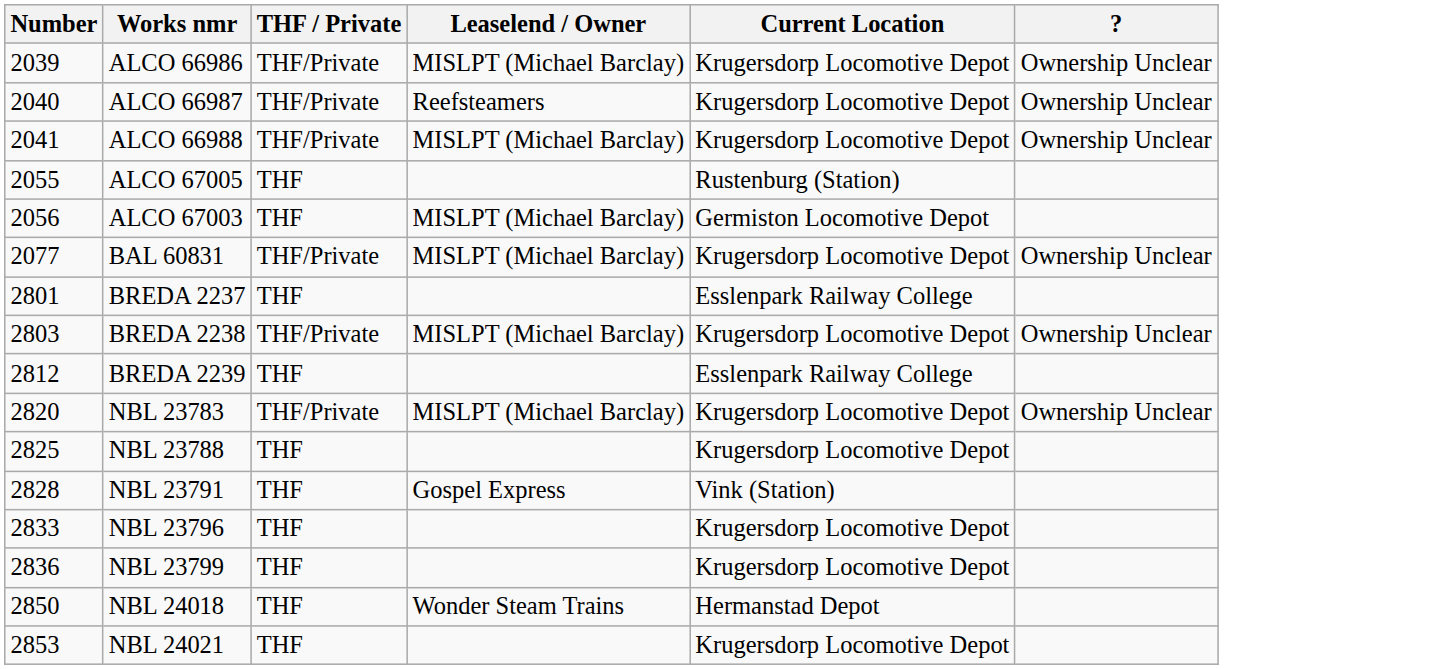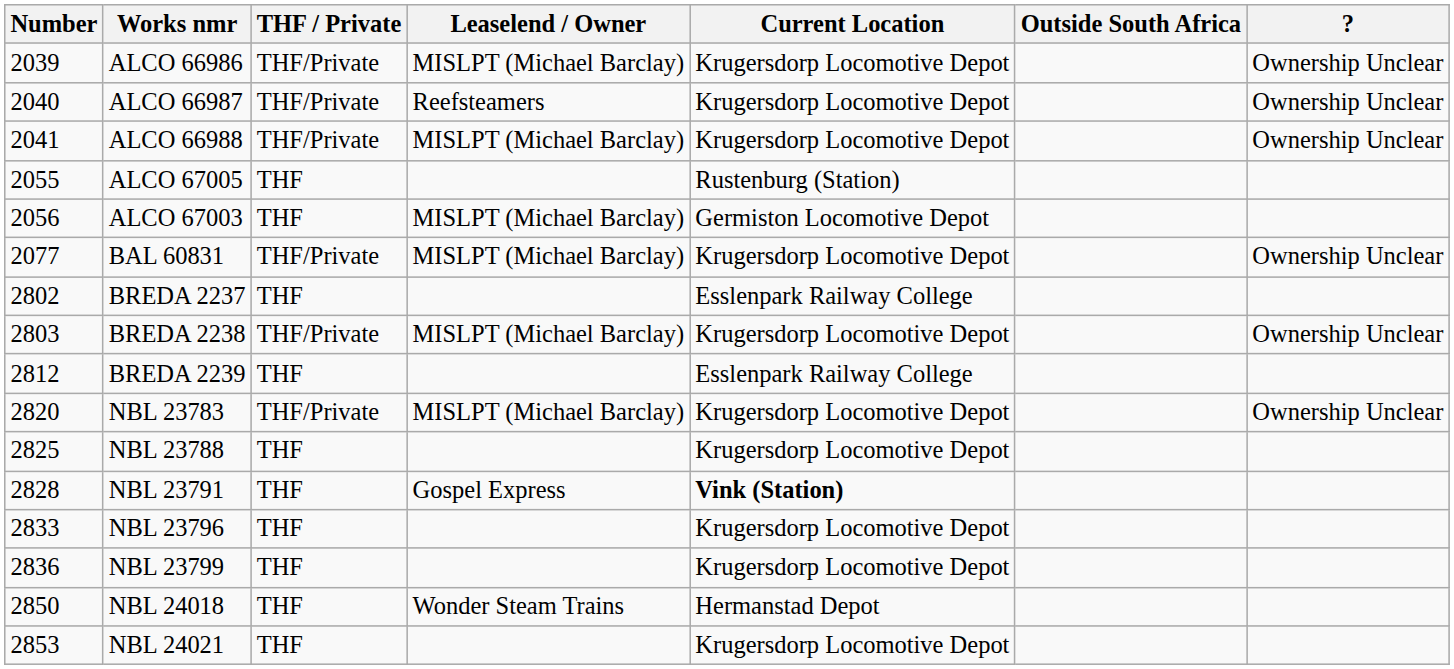+ column: (1131, 23)
(35, 295) 2801 -> (35, 295) 2802
(765, 489) normal -> (769, 489) bold
